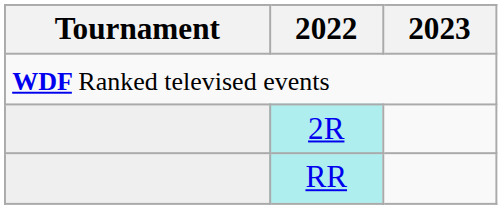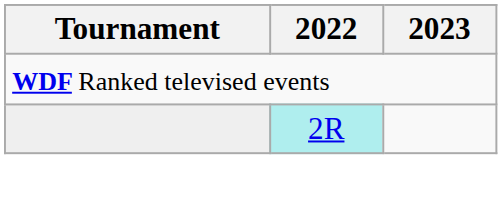- row: (326, 177)
